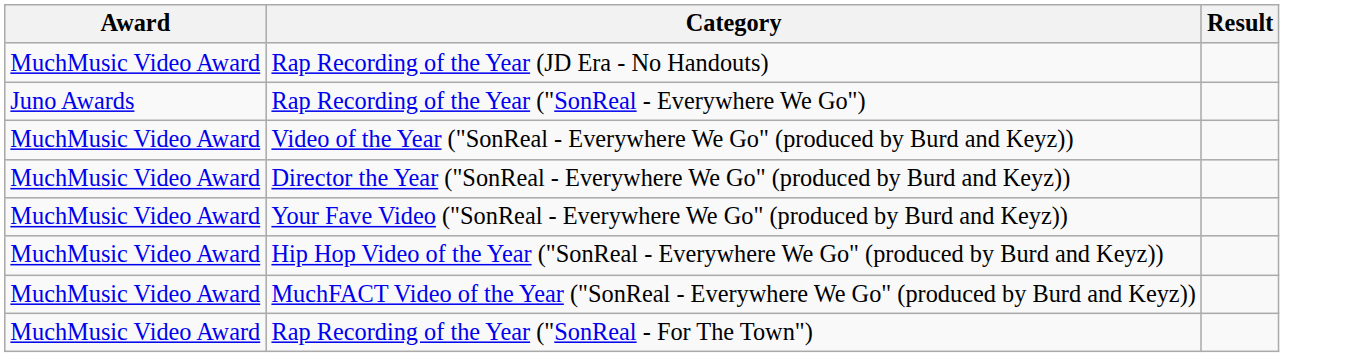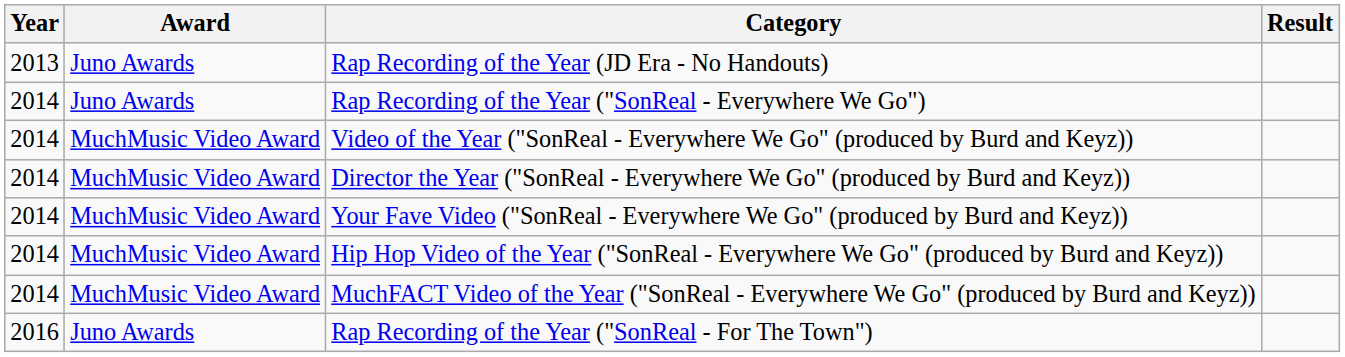+ column: (35, 23)
(135, 62) MuchMusic Video Award -> (132, 62) Juno Awards
(135, 332) MuchMusic Video Award -> (132, 332) Juno Awards
